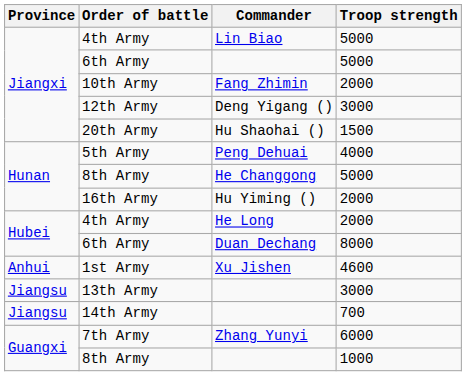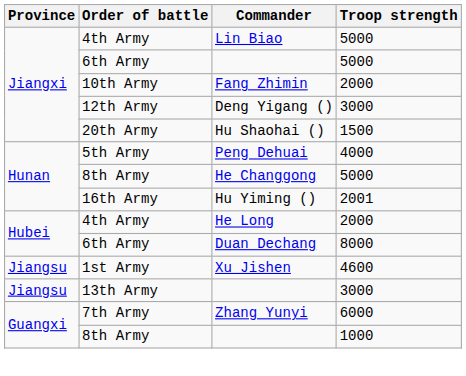(357, 199) 2000 -> (357, 199) 2001
(29, 268) Anhui -> (37, 268) Jiangsu
- row: (120, 313)
